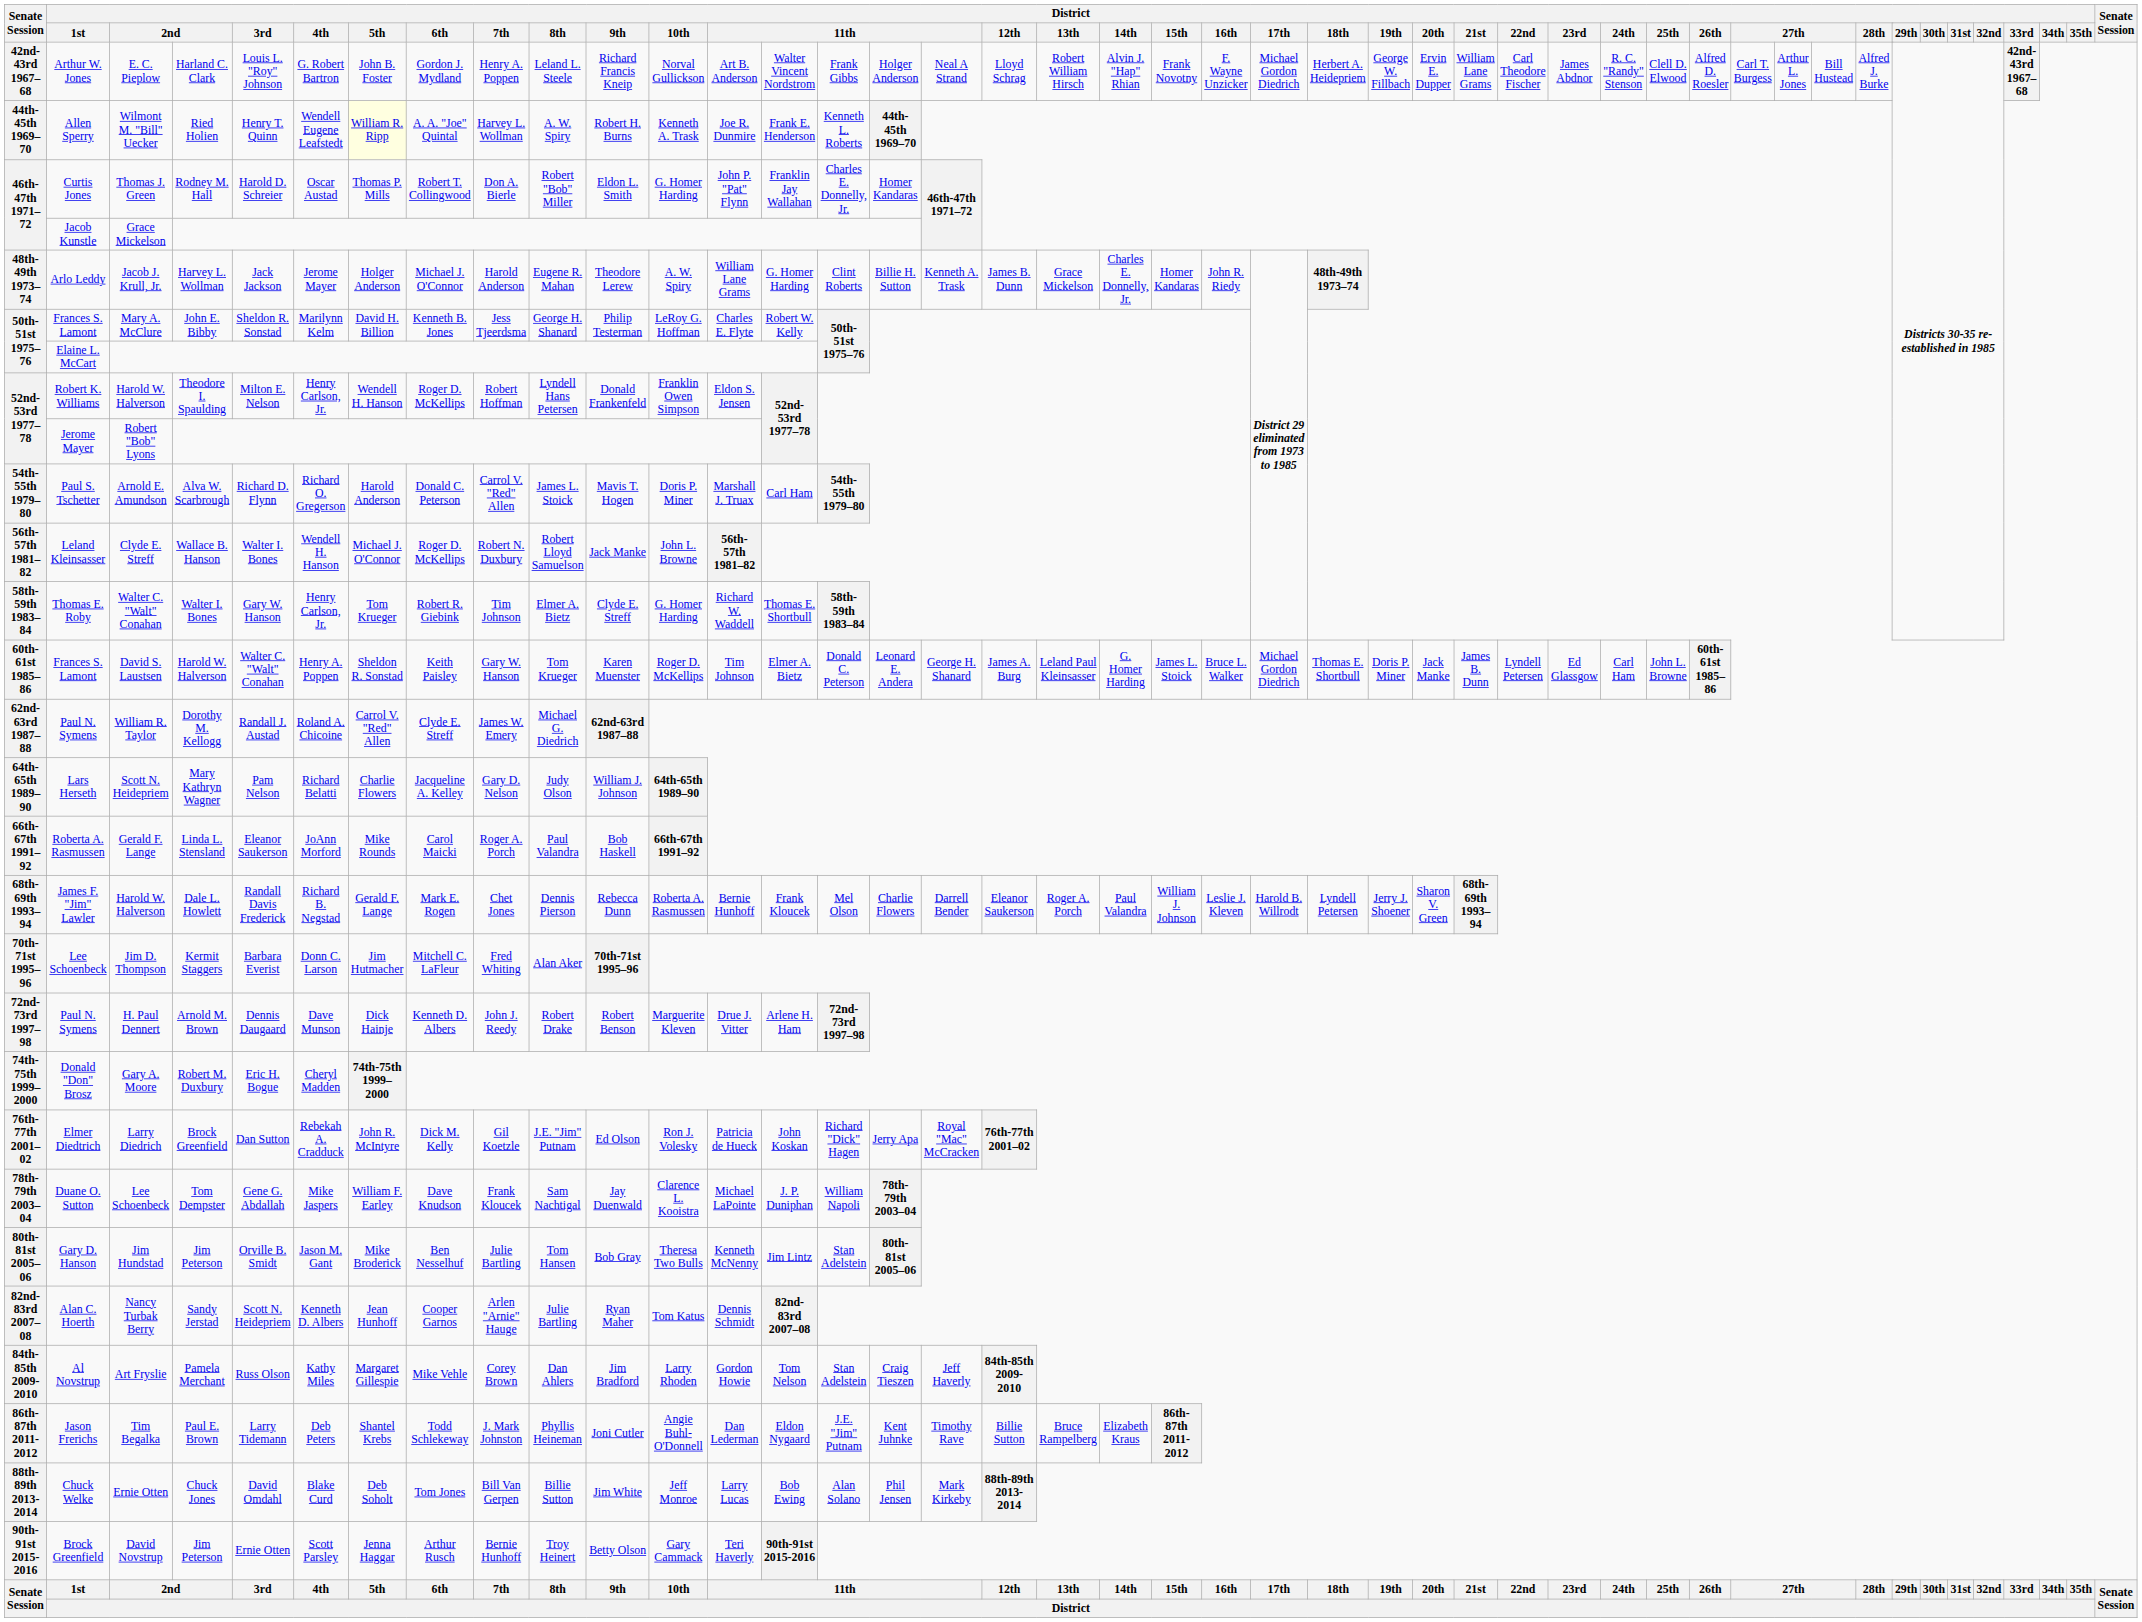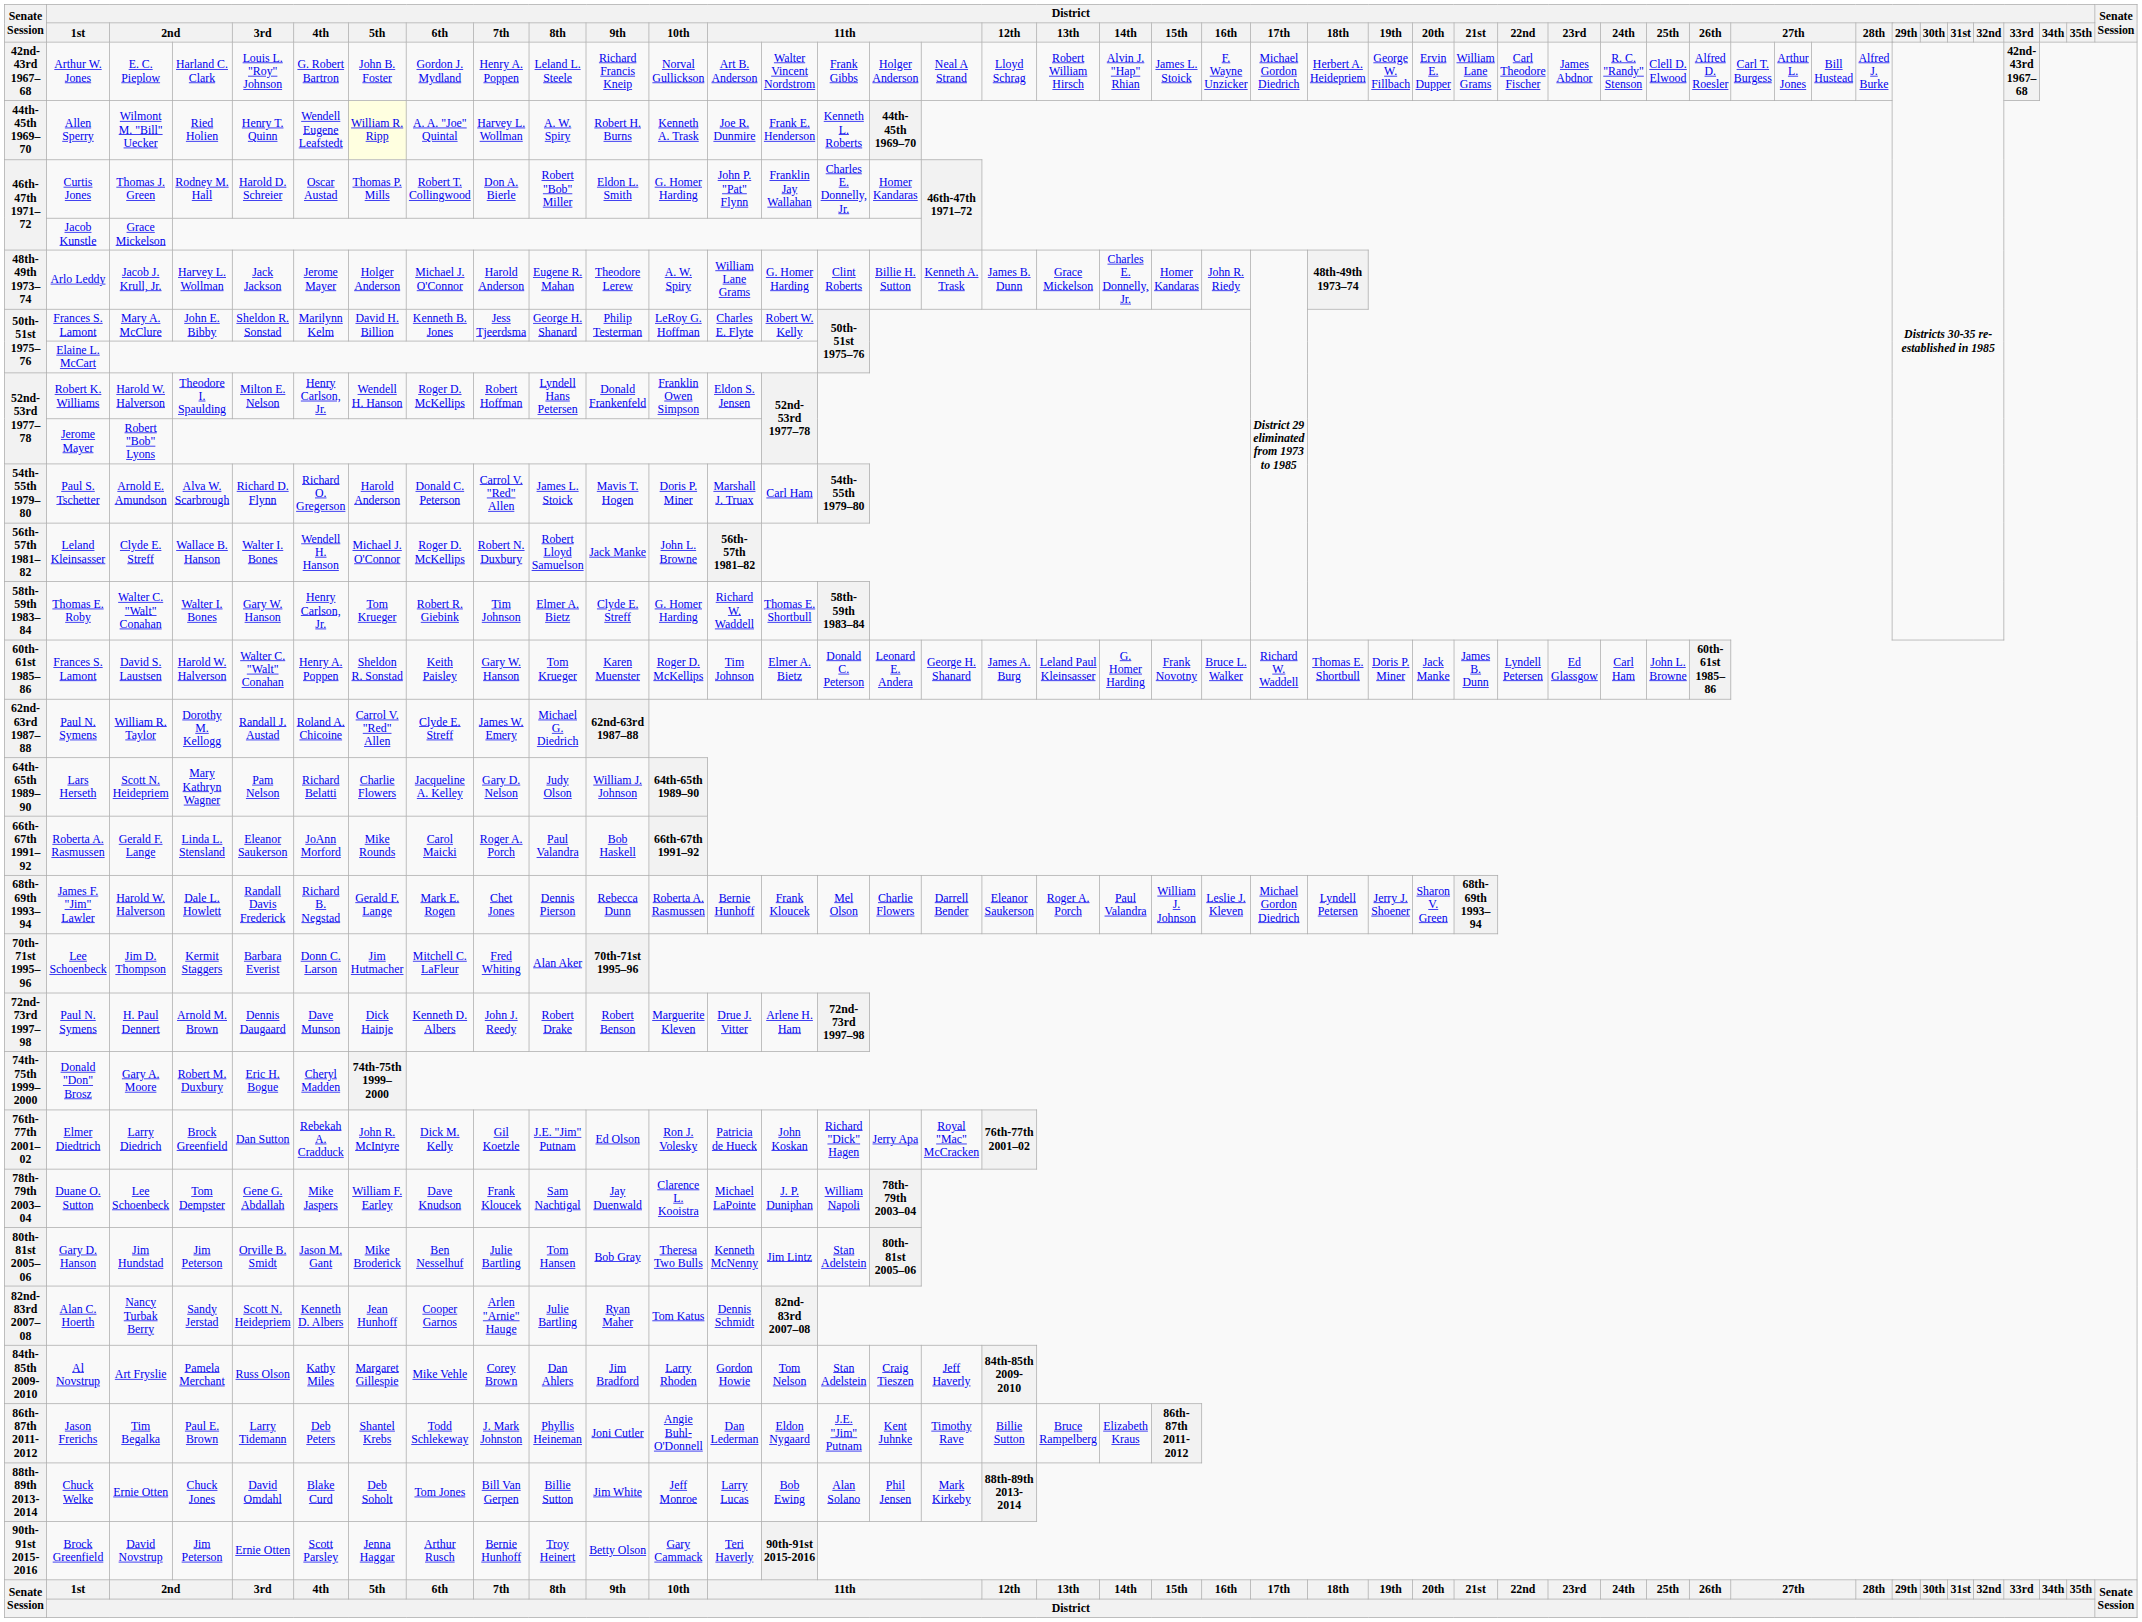(1176, 71) Frank Novotny -> (1176, 71) James L. Stoick
(1176, 669) James L. Stoick -> (1176, 669) Frank Novotny
(1279, 669) Michael Gordon Diedrich -> (1279, 669) Richard W. Waddell
(1279, 904) Harold B. Willrodt -> (1279, 904) Michael Gordon Diedrich
